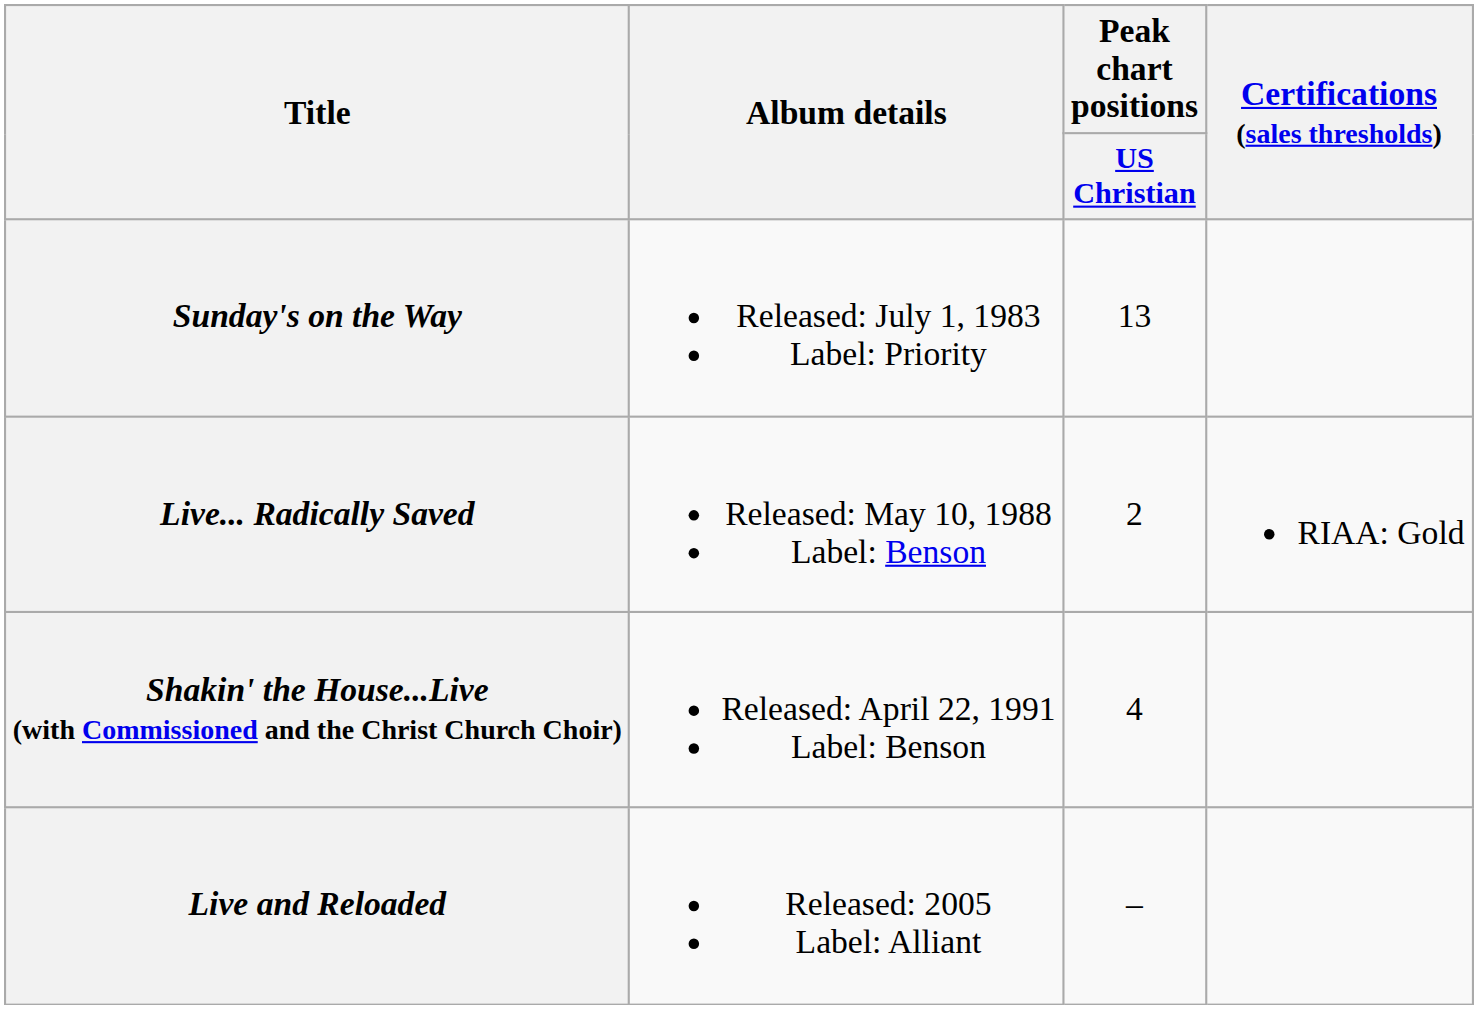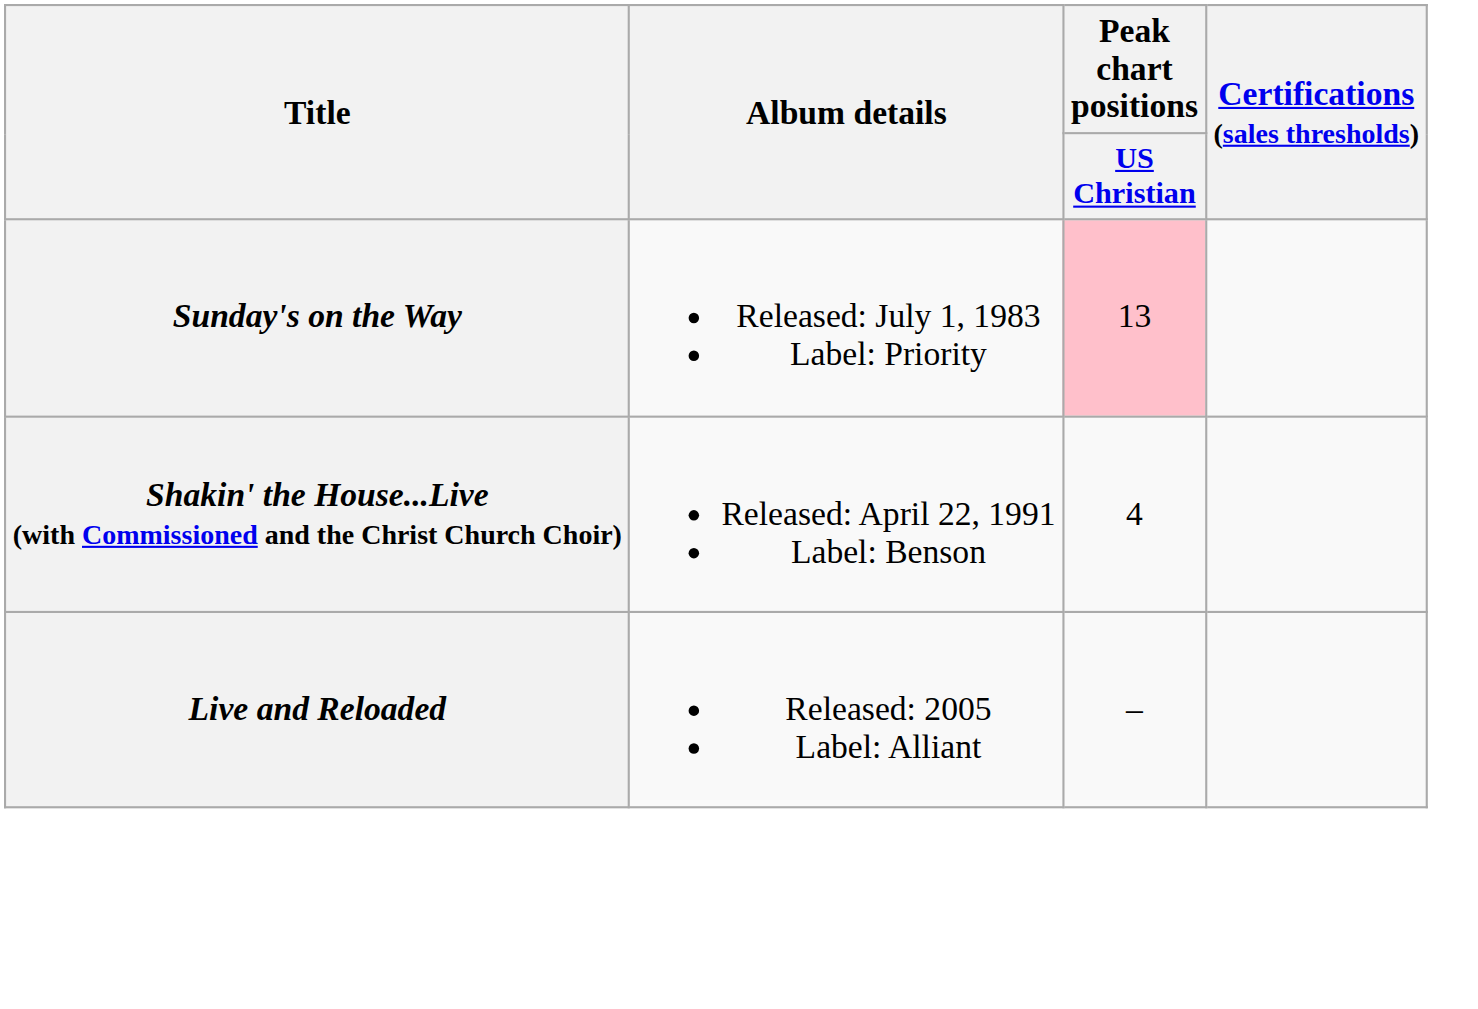(1134, 317) no background -> (1134, 317) pink background
- row: (317, 513)
